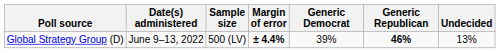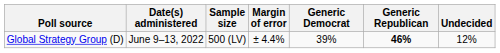(269, 40) bold -> (269, 40) normal
(467, 40) 13% -> (467, 40) 12%
